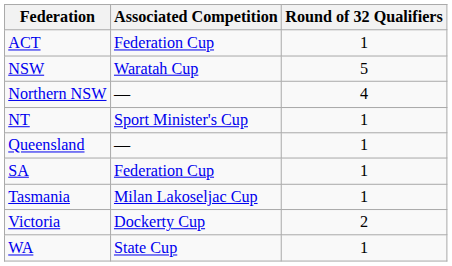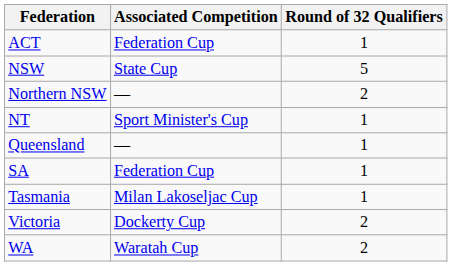(156, 68) Waratah Cup -> (146, 68) State Cup
(364, 94) 4 -> (364, 94) 2
(146, 247) State Cup -> (156, 247) Waratah Cup
(364, 247) 1 -> (364, 247) 2
